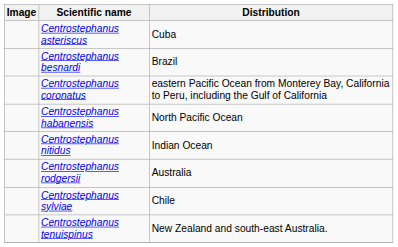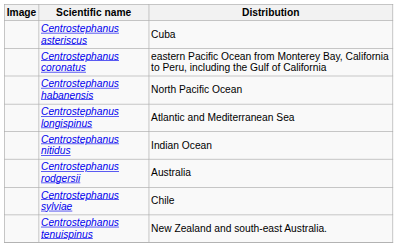- row: (80, 62)
+ row: (80, 117)
